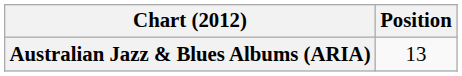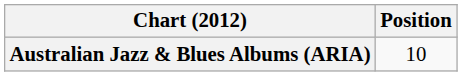(416, 53) 13 -> (416, 53) 10
